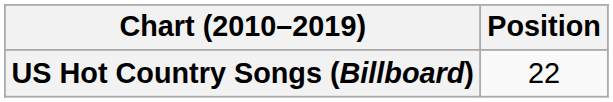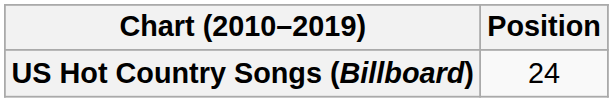(544, 73) 22 -> (544, 73) 24
